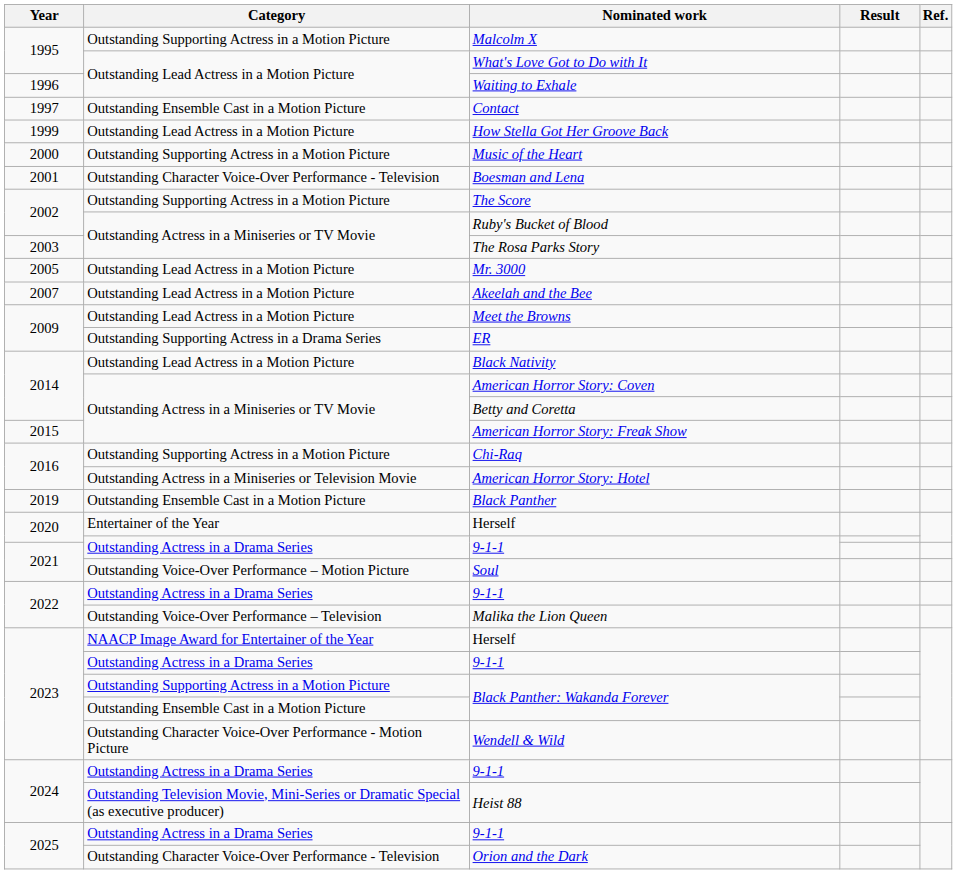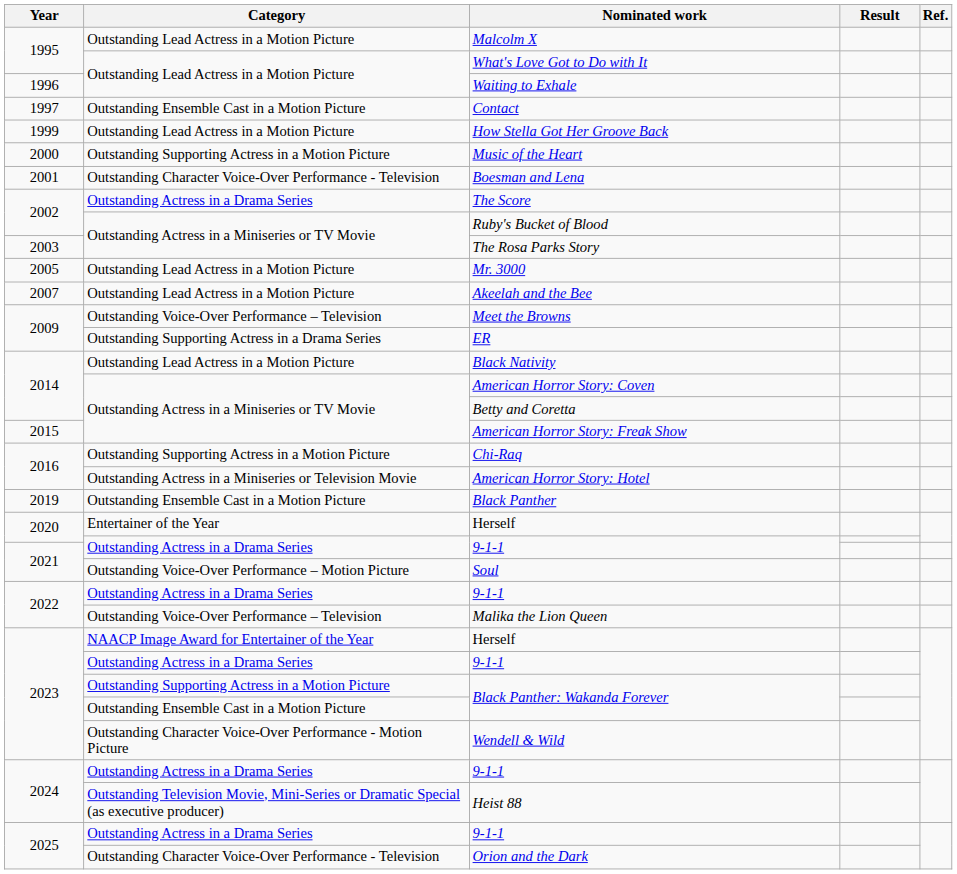(239, 39) Outstanding Supporting Actress in a Motion Picture -> (221, 39) Outstanding Lead Actress in a Motion Picture
(239, 200) Outstanding Supporting Actress in a Motion Picture -> (200, 200) Outstanding Actress in a Drama Series
(221, 316) Outstanding Lead Actress in a Motion Picture -> (234, 316) Outstanding Voice-Over Performance – Television
